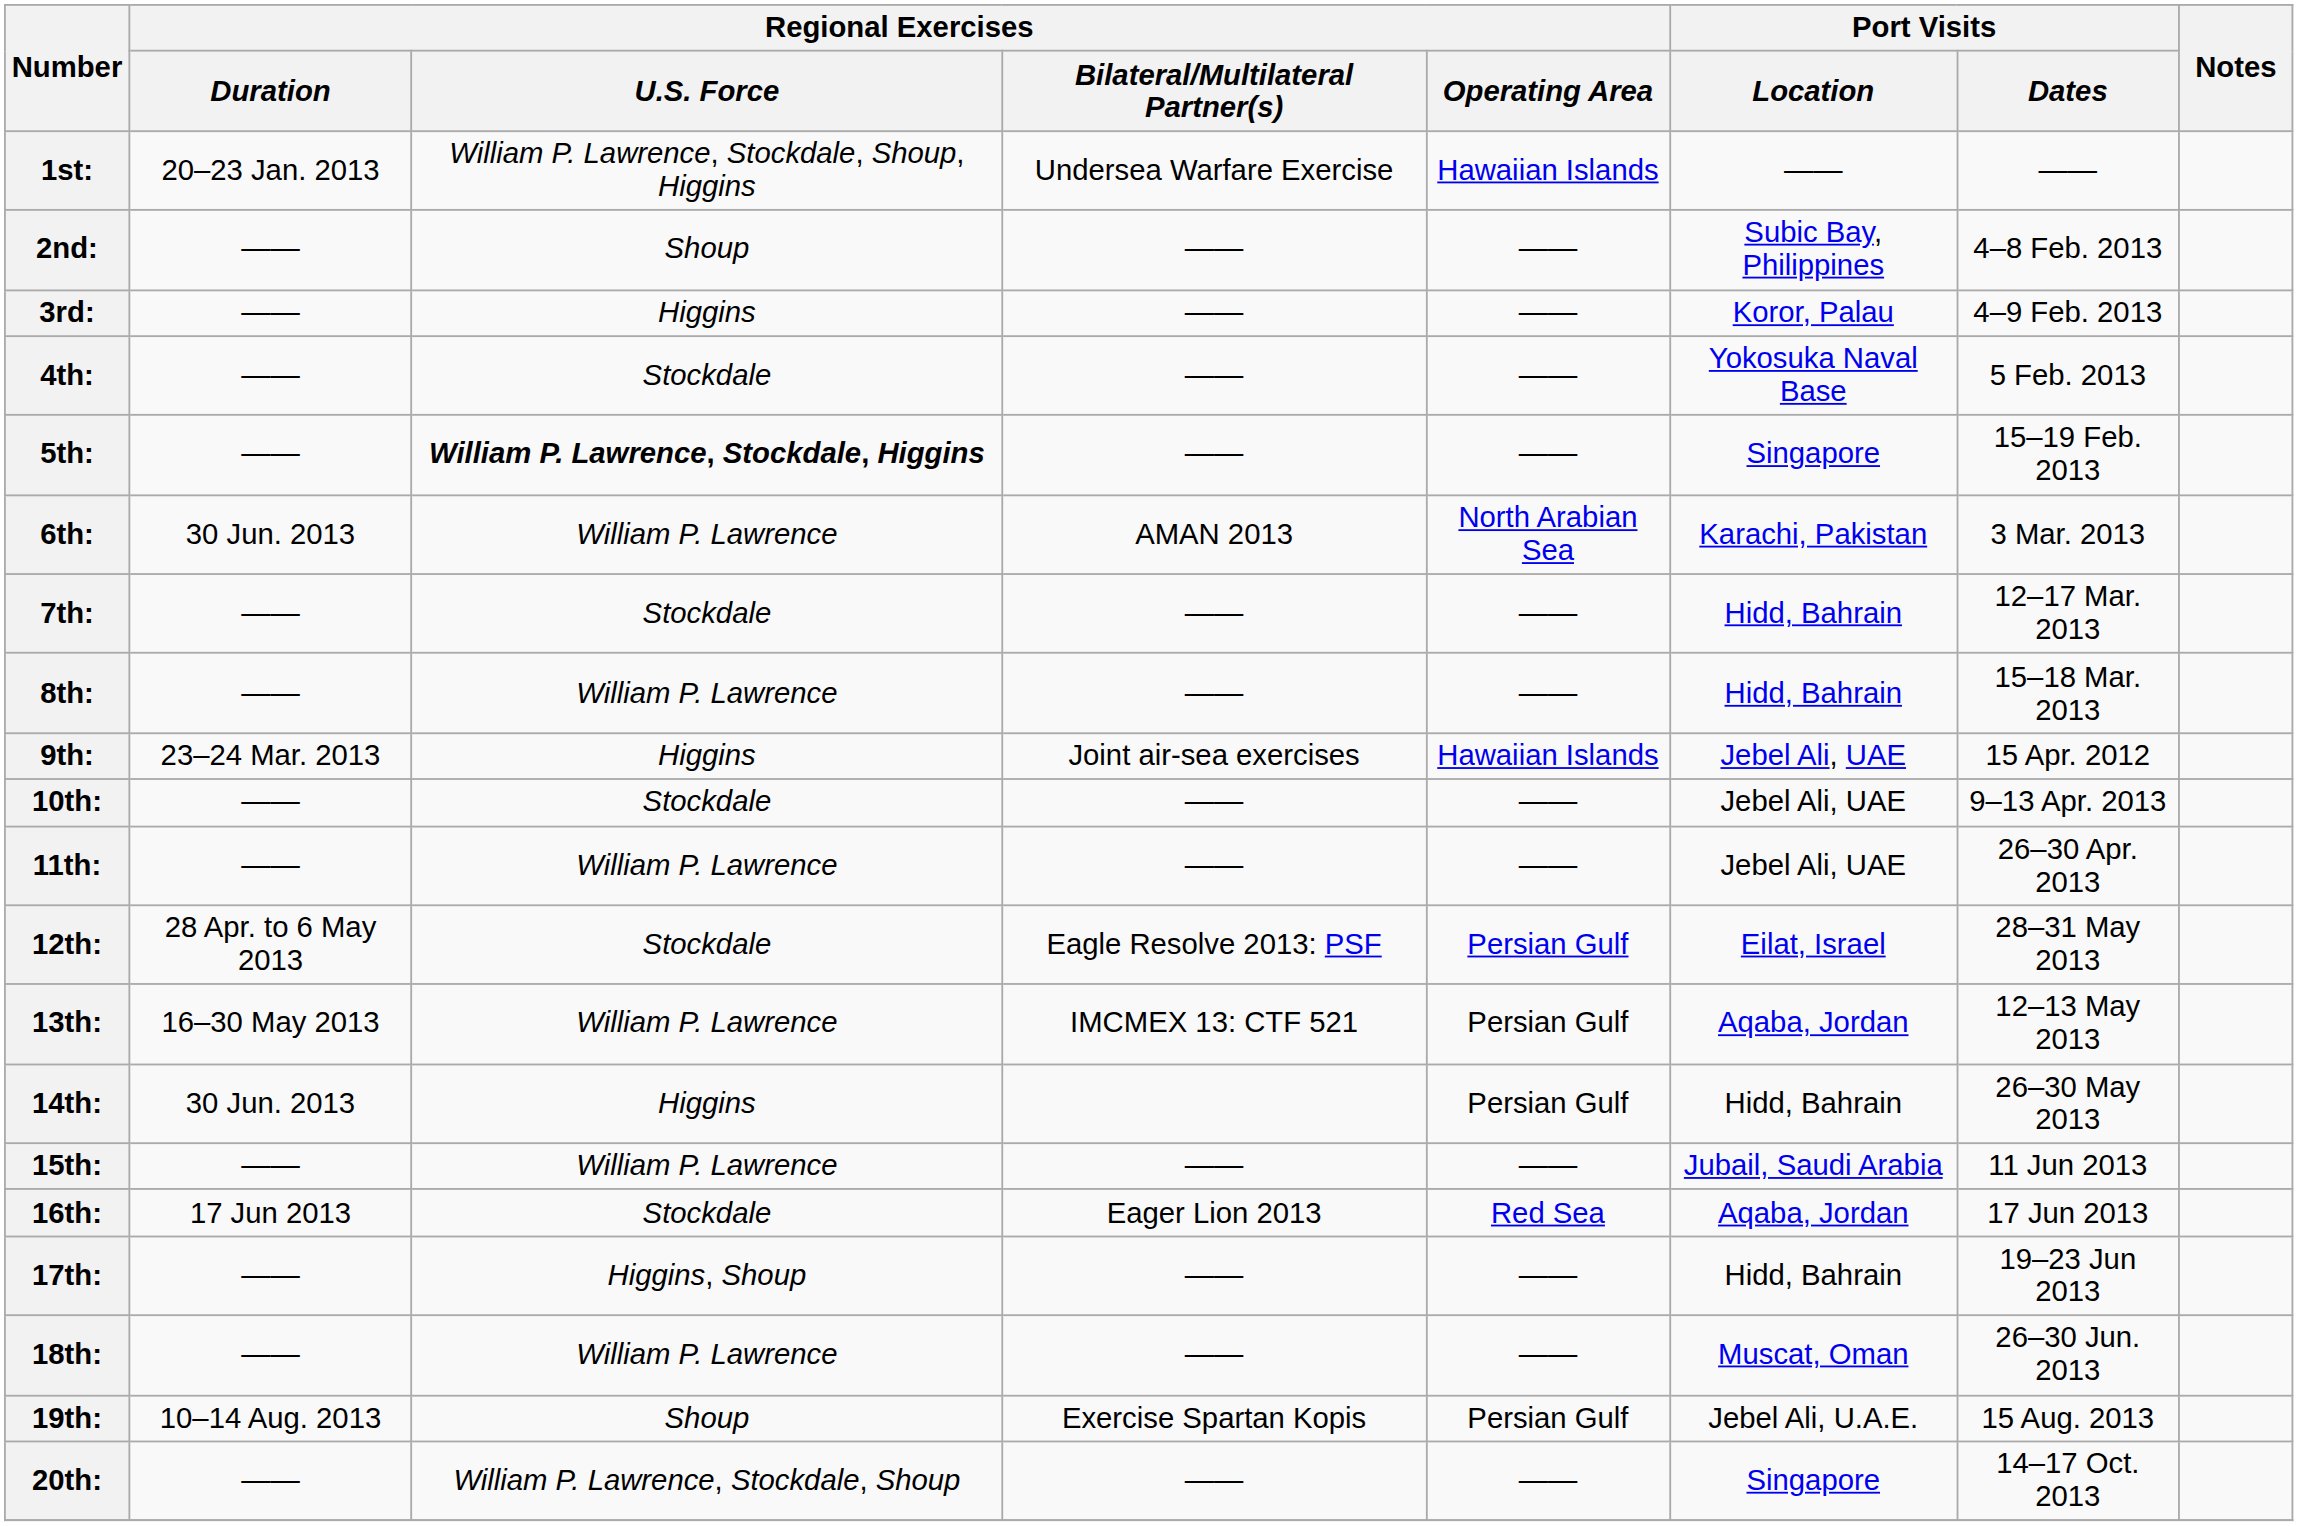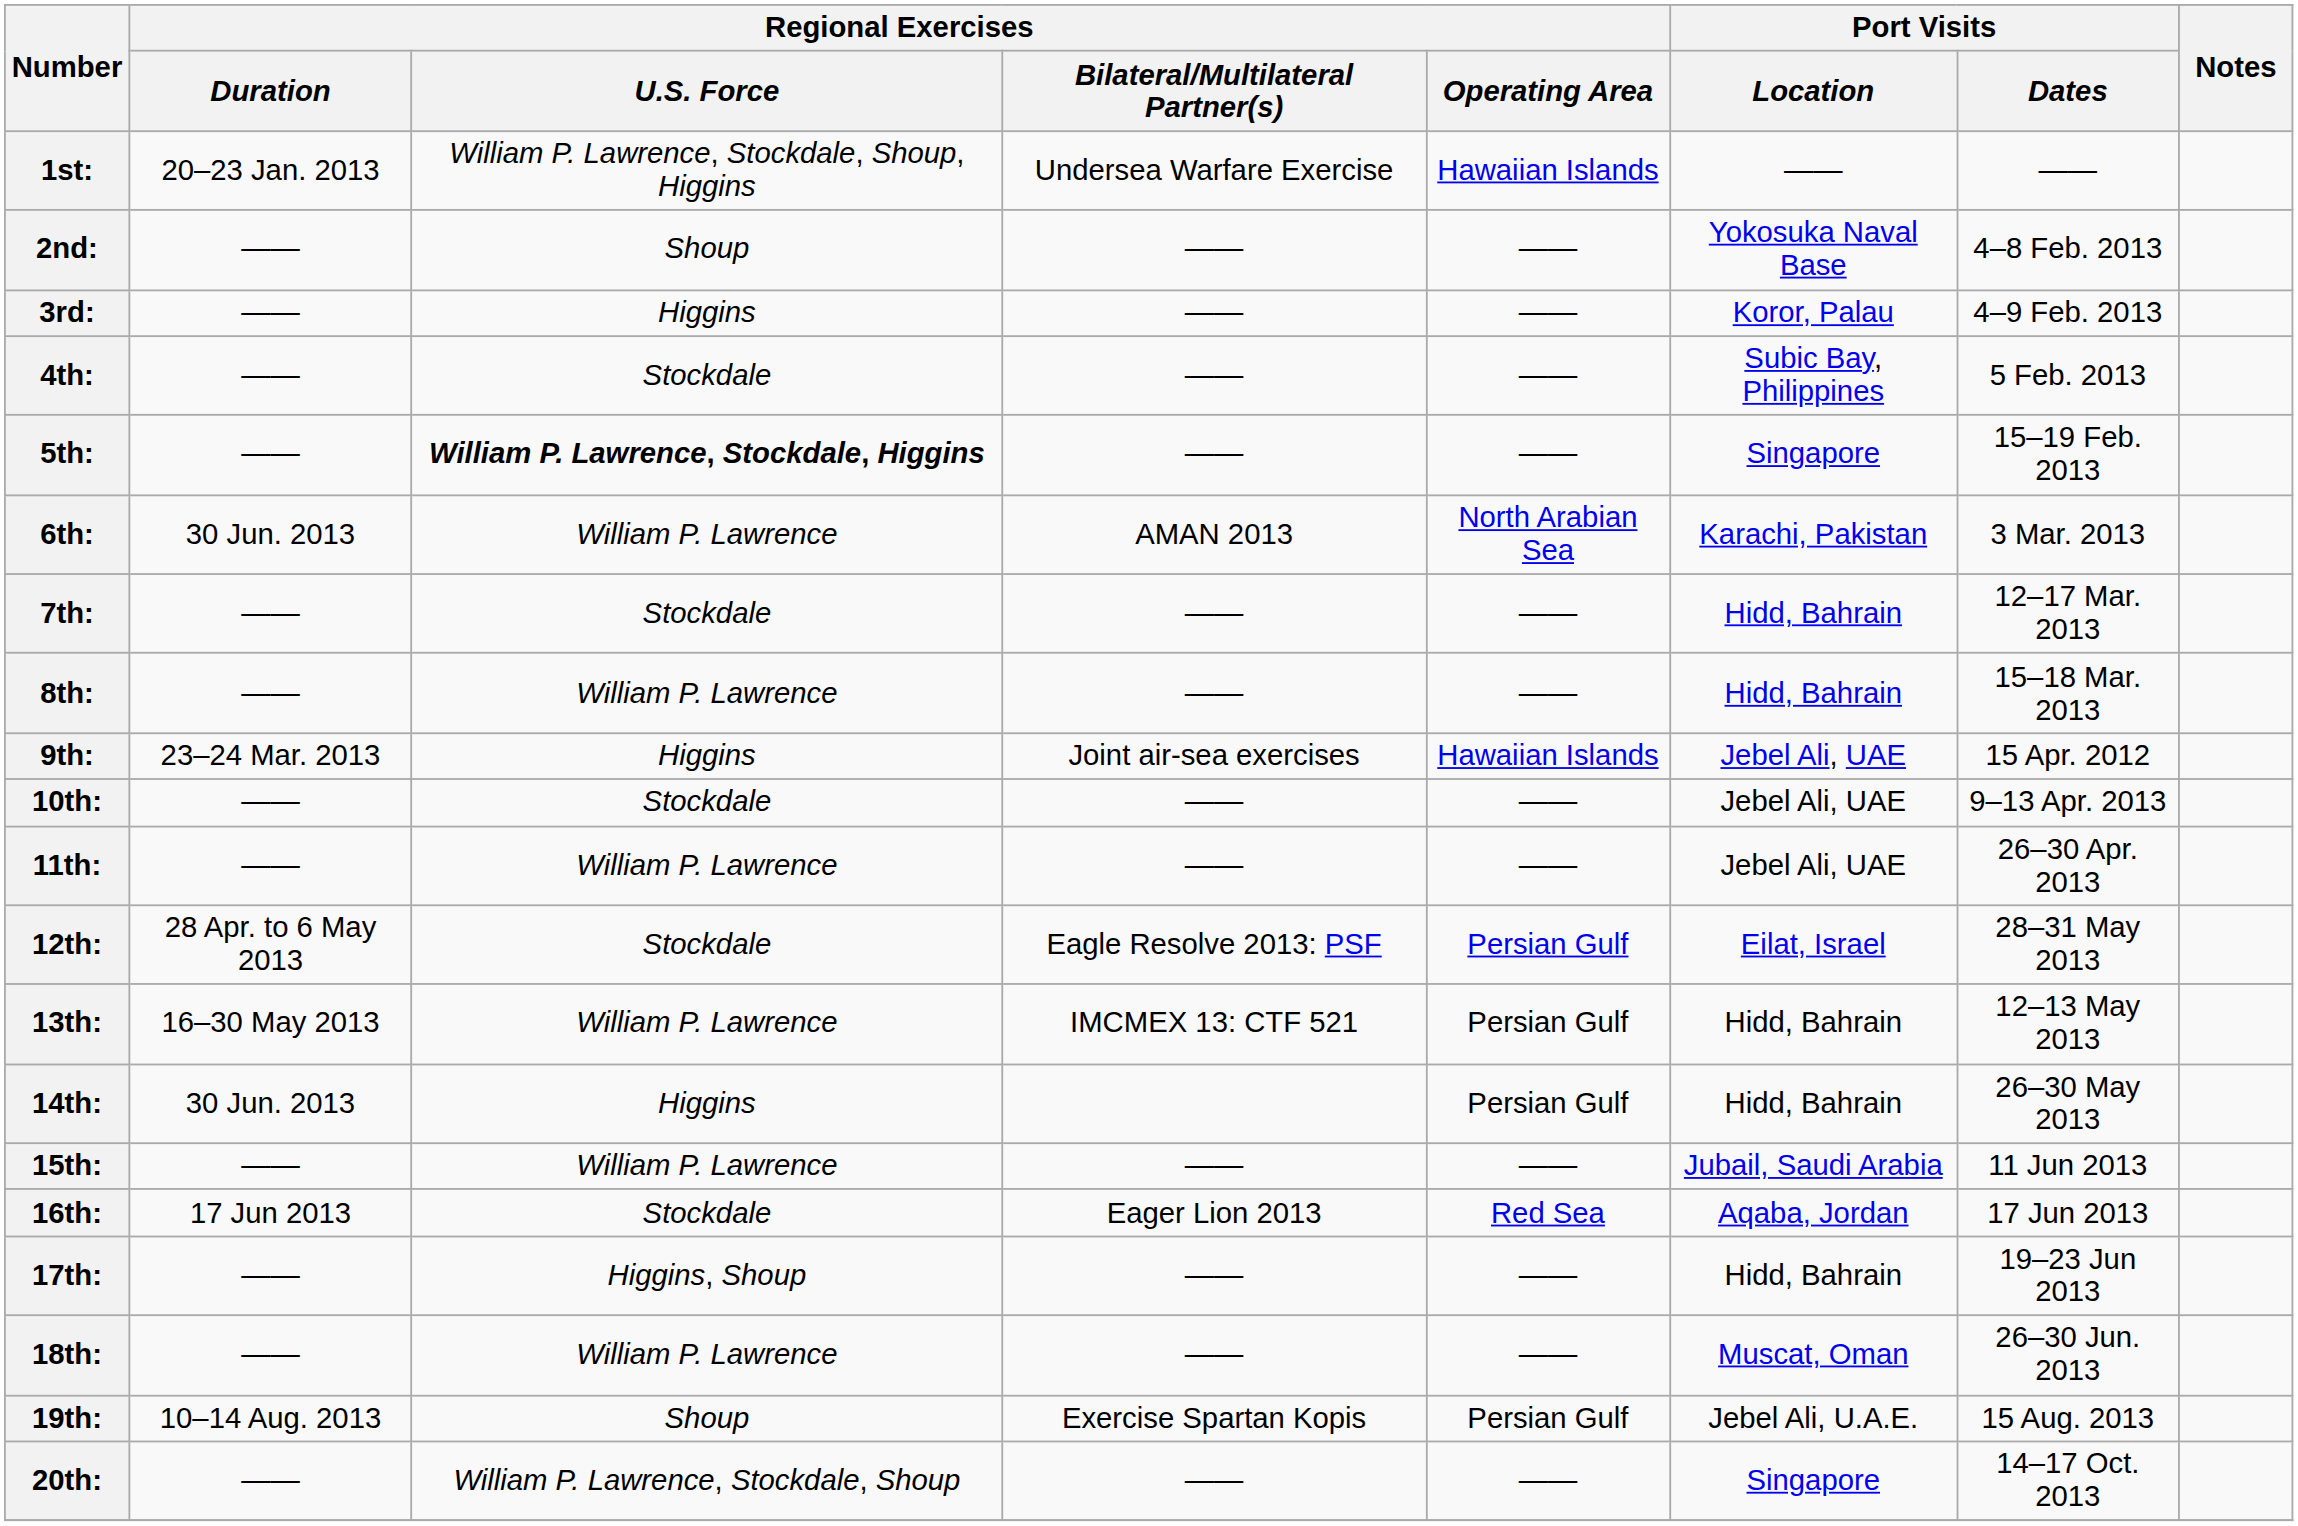(1813, 249) Subic Bay, Philippines -> (1813, 249) Yokosuka Naval Base
(1813, 375) Yokosuka Naval Base -> (1813, 375) Subic Bay, Philippines
(1813, 1023) Aqaba, Jordan -> (1813, 1023) Hidd, Bahrain
